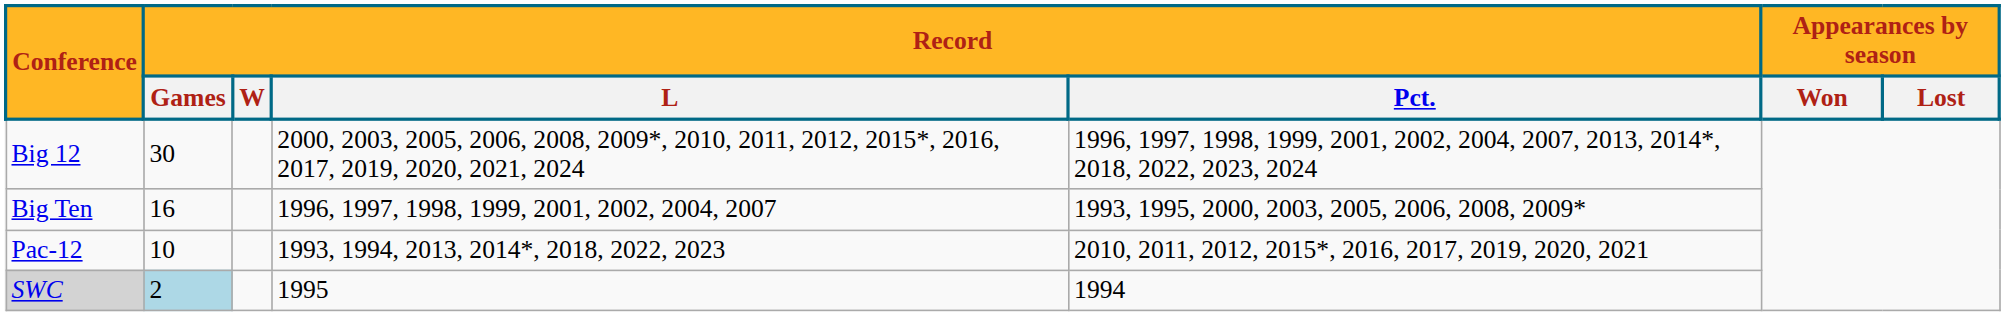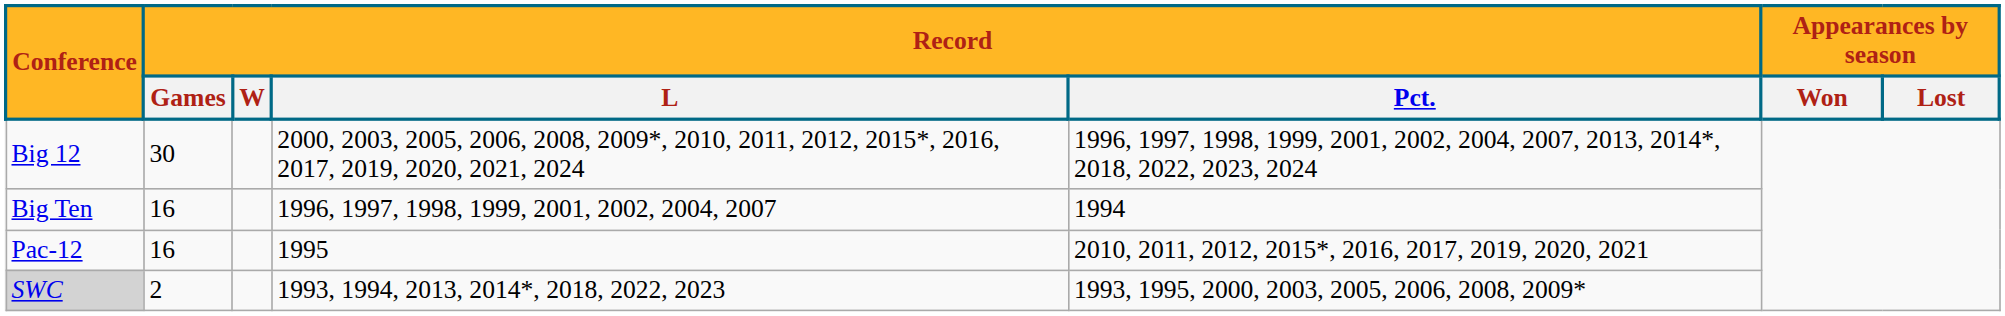(1330, 209) 1993, 1995, 2000, 2003, 2005, 2006, 2008, 2009* -> (1100, 209) 1994
(162, 249) 10 -> (162, 249) 16
(501, 249) 1993, 1994, 2013, 2014*, 2018, 2022, 2023 -> (303, 249) 1995
(156, 290) lightblue background -> (156, 290) no background
(303, 290) 1995 -> (501, 290) 1993, 1994, 2013, 2014*, 2018, 2022, 2023
(1100, 290) 1994 -> (1330, 290) 1993, 1995, 2000, 2003, 2005, 2006, 2008, 2009*
